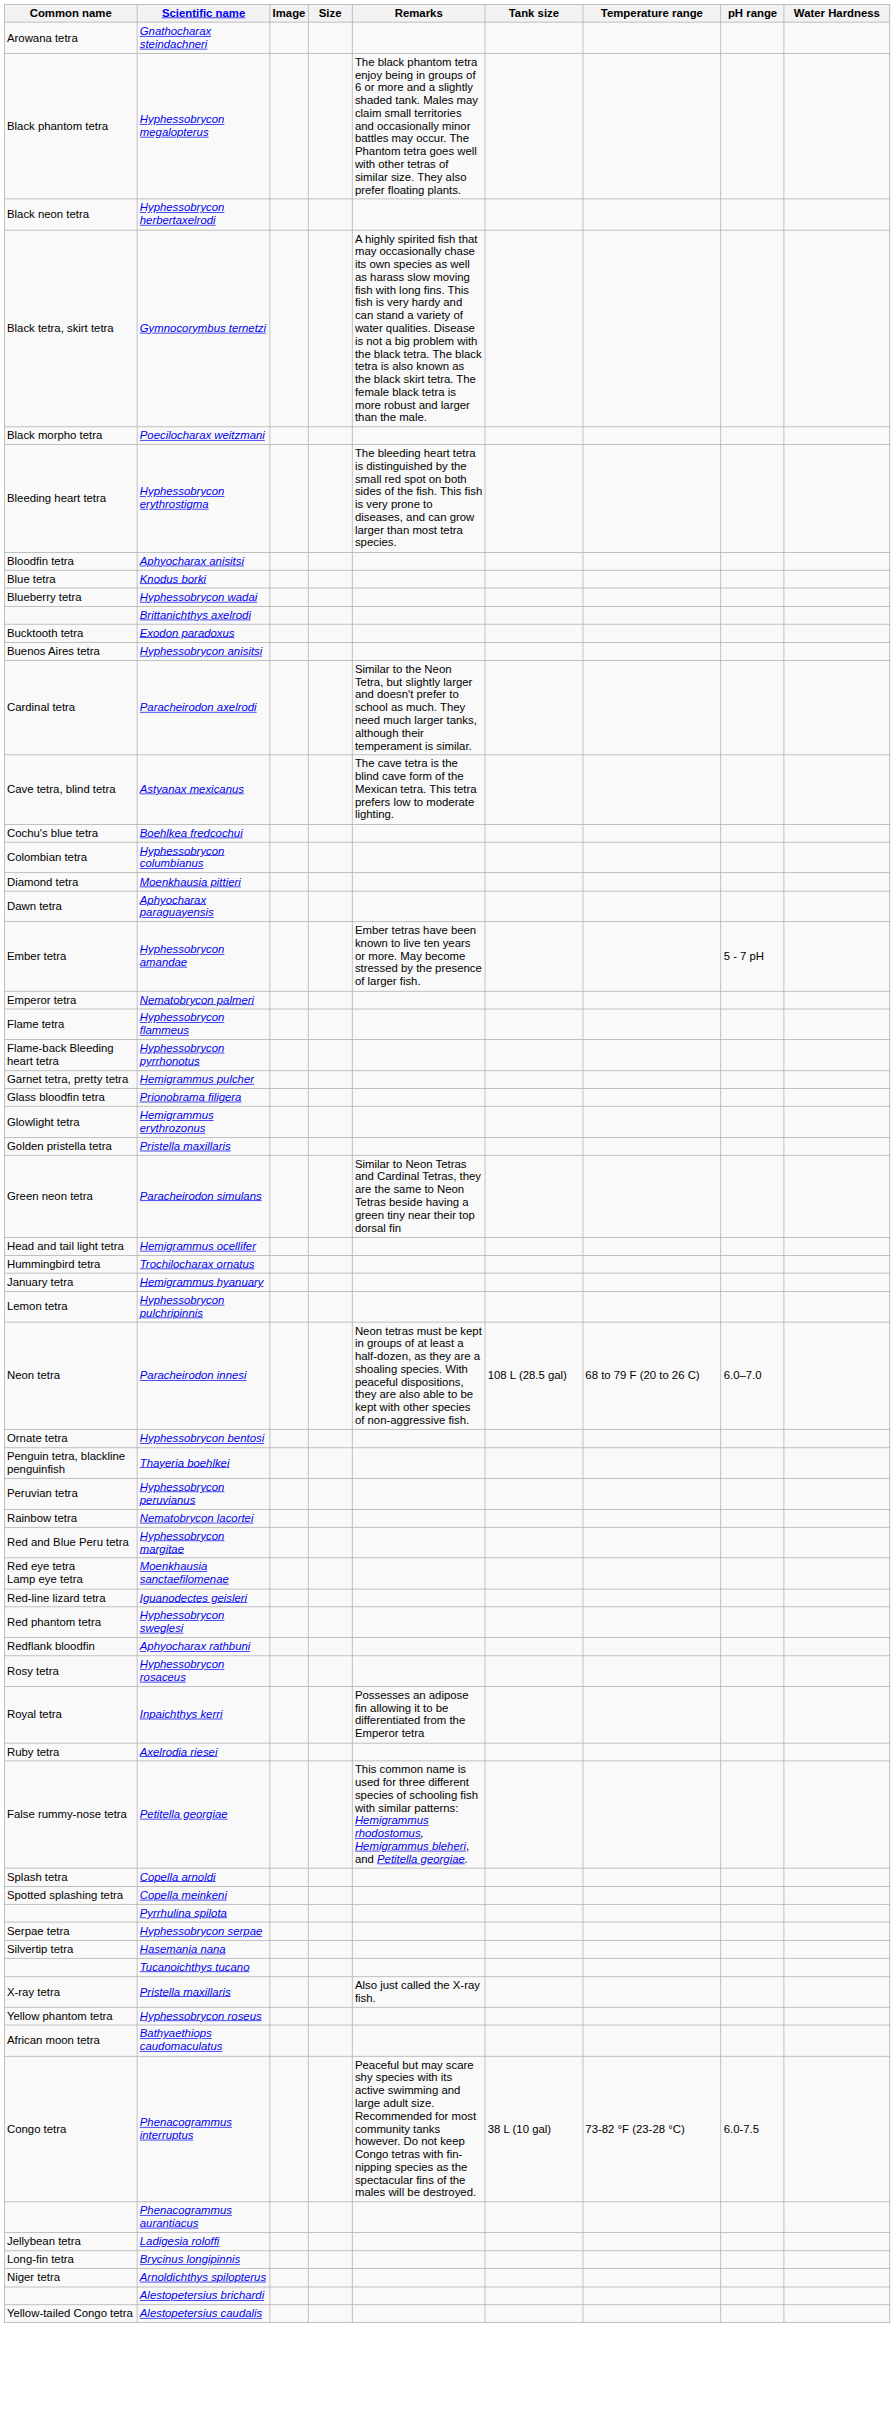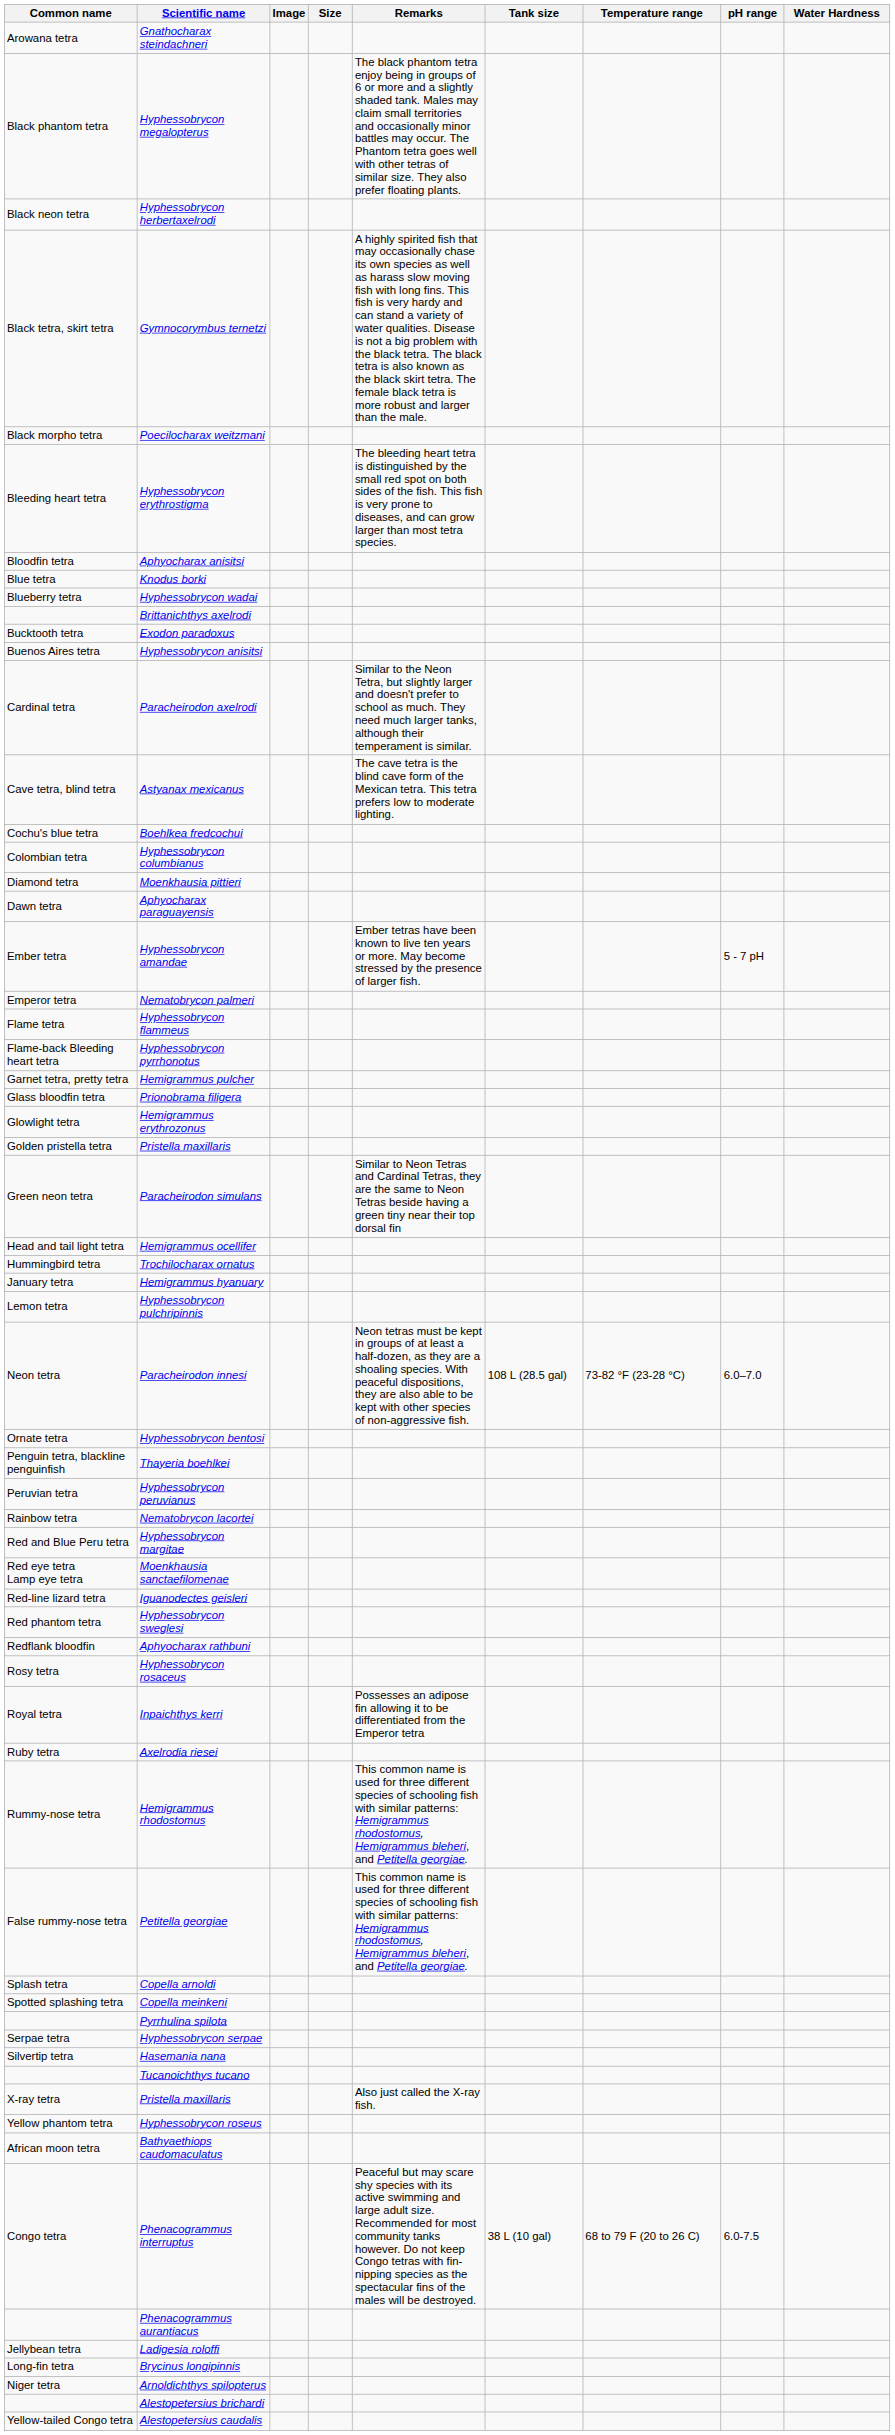(643, 1375) 68 to 79 F (20 to 26 C) -> (635, 1375) 73-82 °F (23-28 °C)
+ row: (54, 1814)
(635, 2129) 73-82 °F (23-28 °C) -> (643, 2236) 68 to 79 F (20 to 26 C)
